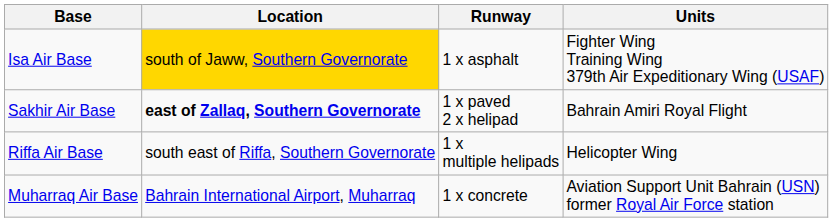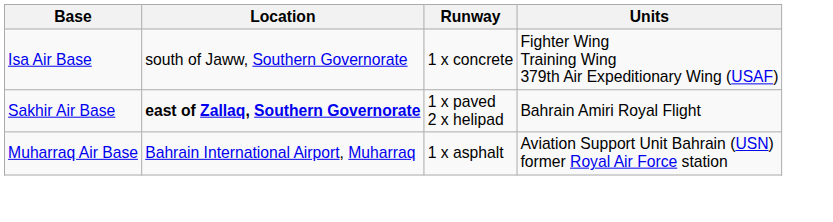(276, 59) gold background -> (276, 59) no background
(480, 59) 1 x asphalt -> (470, 59) 1 x concrete
- row: (55, 153)
(485, 195) 1 x concrete -> (466, 153) 1 x asphalt
